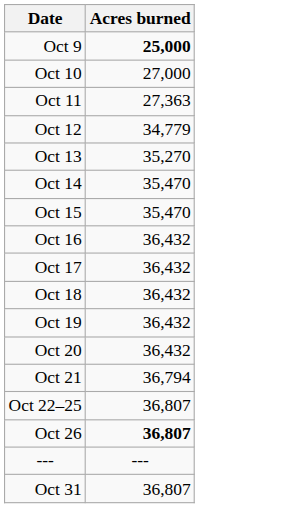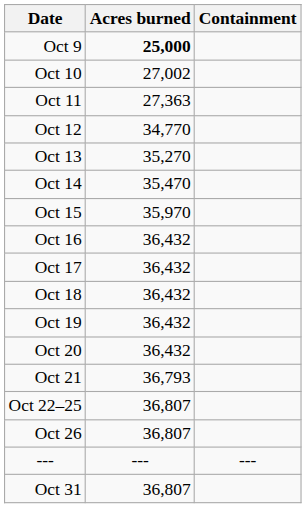+ column: (248, 18)
(167, 73) 27,000 -> (167, 73) 27,002
(167, 128) 34,779 -> (167, 128) 34,770
(167, 211) 35,470 -> (167, 211) 35,970
(167, 377) 36,794 -> (167, 377) 36,793
(167, 433) bold -> (167, 433) normal
